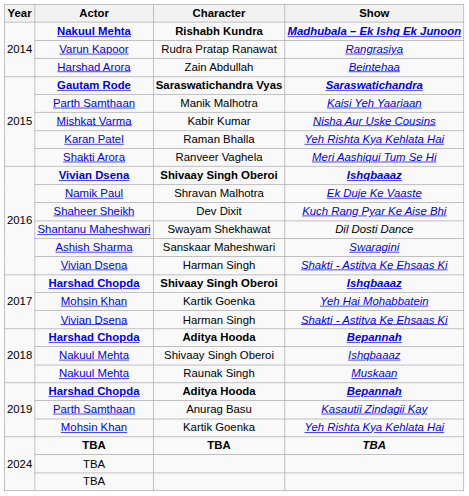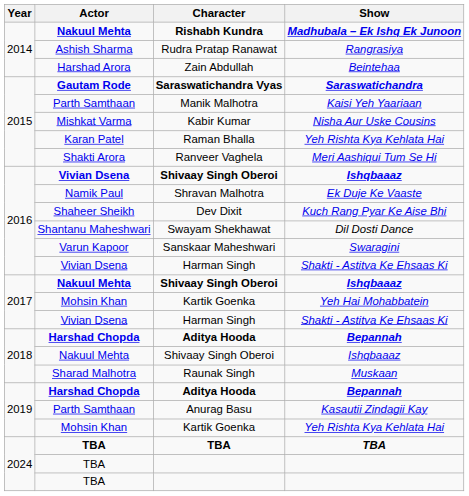(94, 49) Varun Kapoor -> (94, 49) Ashish Sharma
(94, 247) Ashish Sharma -> (94, 247) Varun Kapoor
(94, 283) Harshad Chopda -> (94, 283) Nakuul Mehta
(94, 373) Nakuul Mehta -> (94, 373) Sharad Malhotra
